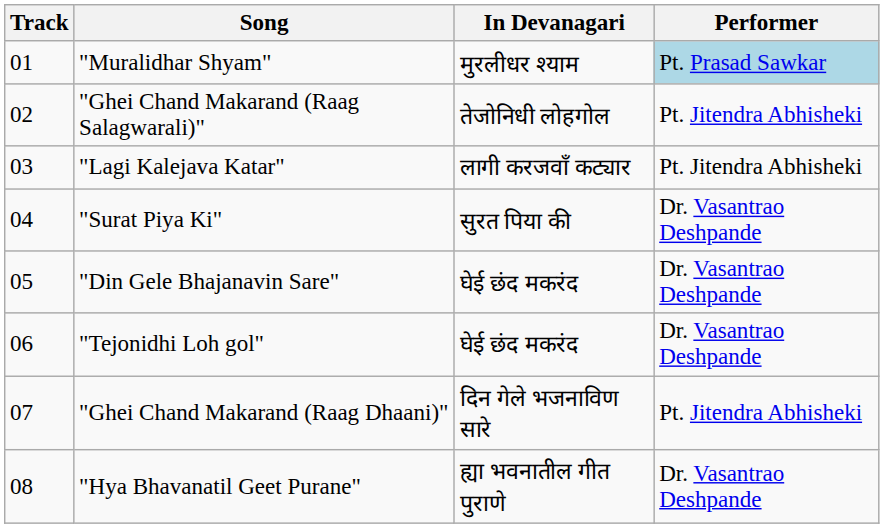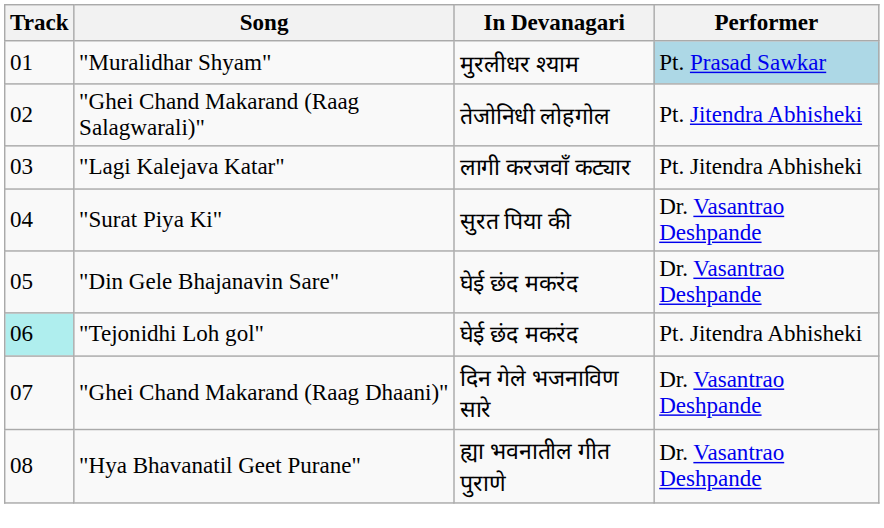(22, 344) no background -> (22, 334) paleturquoise background
(722, 344) Dr. Vasantrao Deshpande -> (761, 334) Pt. Jitendra Abhisheki
(761, 412) Pt. Jitendra Abhisheki -> (722, 392) Dr. Vasantrao Deshpande
